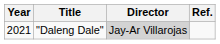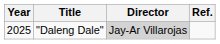(19, 30) 2021 -> (19, 30) 2025
